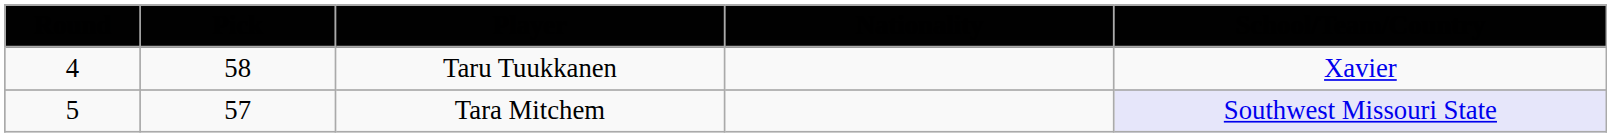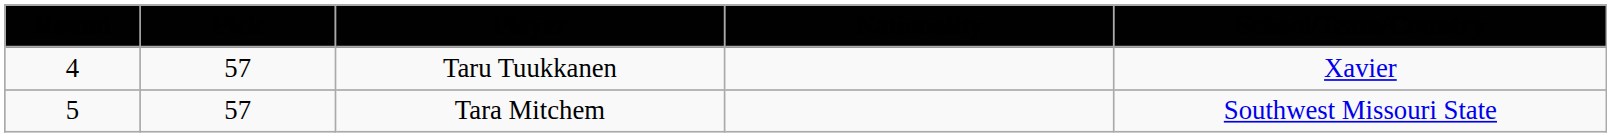(238, 68) 58 -> (238, 68) 57
(1360, 110) lavender background -> (1360, 110) no background
